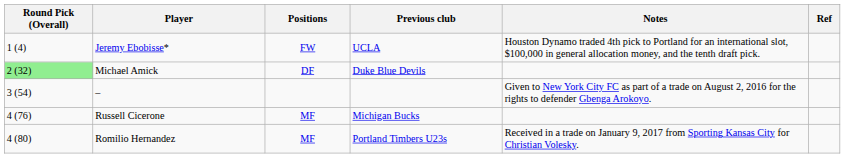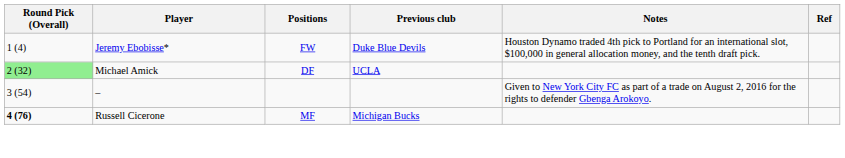(366, 47) UCLA -> (389, 47) Duke Blue Devils
(389, 70) Duke Blue Devils -> (366, 70) UCLA
(19, 116) normal -> (19, 116) bold
- row: (135, 139)
